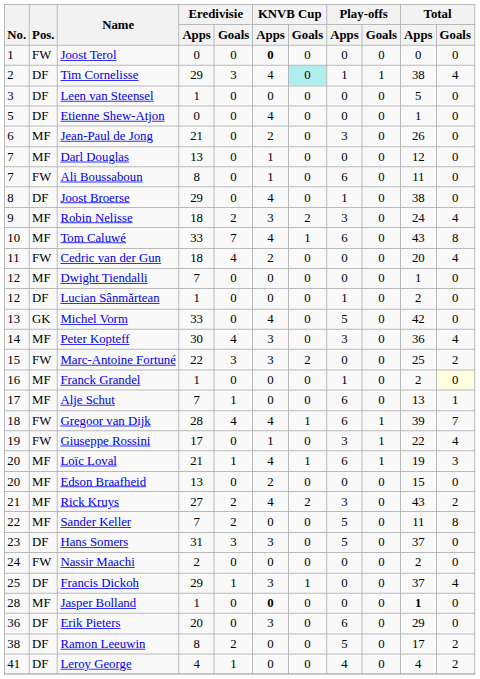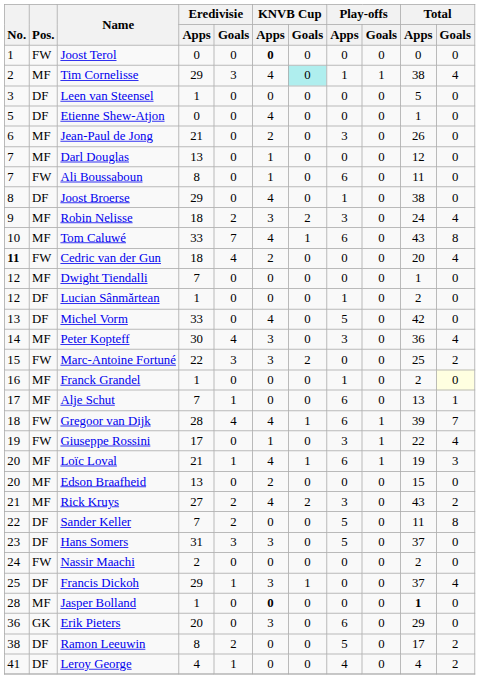(40, 75) DF -> (41, 75) MF
(14, 258) normal -> (13, 258) bold
(41, 319) GK -> (40, 319) DF
(41, 522) MF -> (40, 522) DF
(40, 623) DF -> (41, 623) GK
